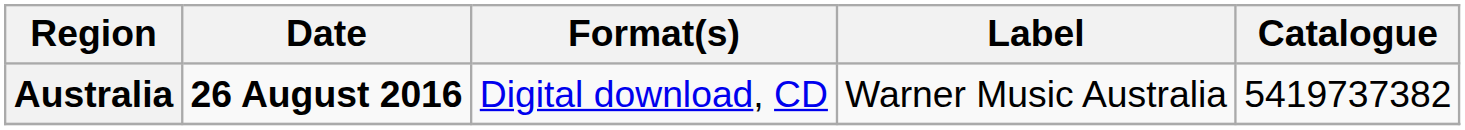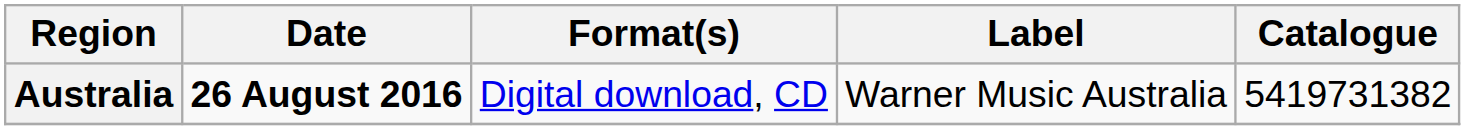(1348, 93) 5419737382 -> (1348, 93) 5419731382
